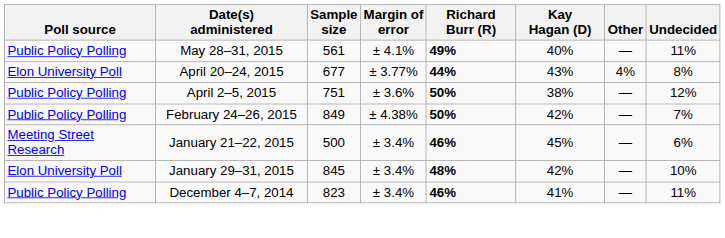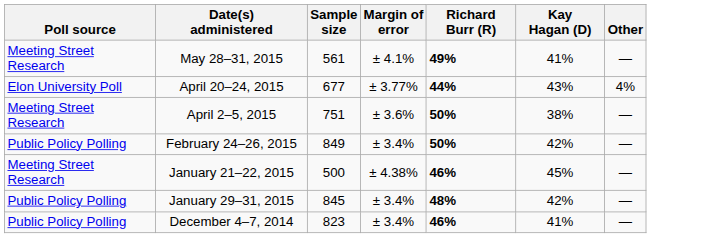- column: (683, 29)
(67, 51) Public Policy Polling -> (51, 58) Meeting Street Research
(560, 51) 40% -> (560, 58) 41%
(67, 93) Public Policy Polling -> (51, 115) Meeting Street Research
(393, 114) ± 4.38% -> (393, 144) ± 3.4%
(393, 142) ± 3.4% -> (393, 172) ± 4.38%
(65, 171) Elon University Poll -> (67, 201) Public Policy Polling
